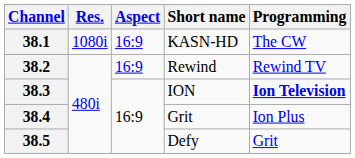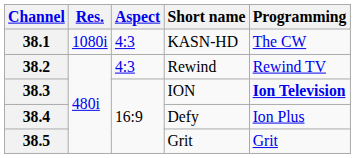(129, 41) 16:9 -> (125, 41) 4:3
(129, 66) 16:9 -> (125, 66) 4:3
(180, 116) Grit -> (183, 116) Defy
(183, 141) Defy -> (180, 141) Grit
